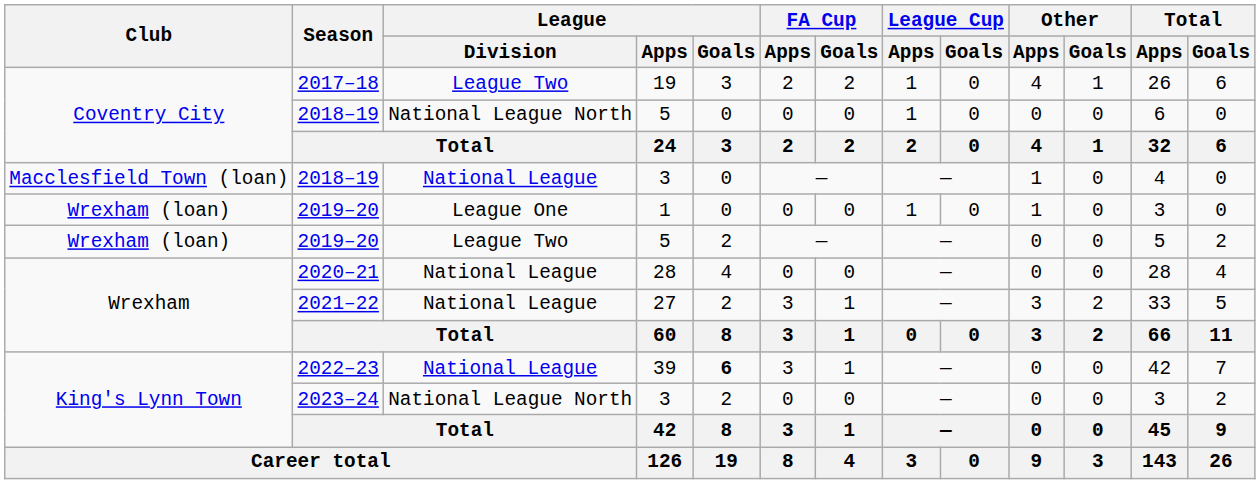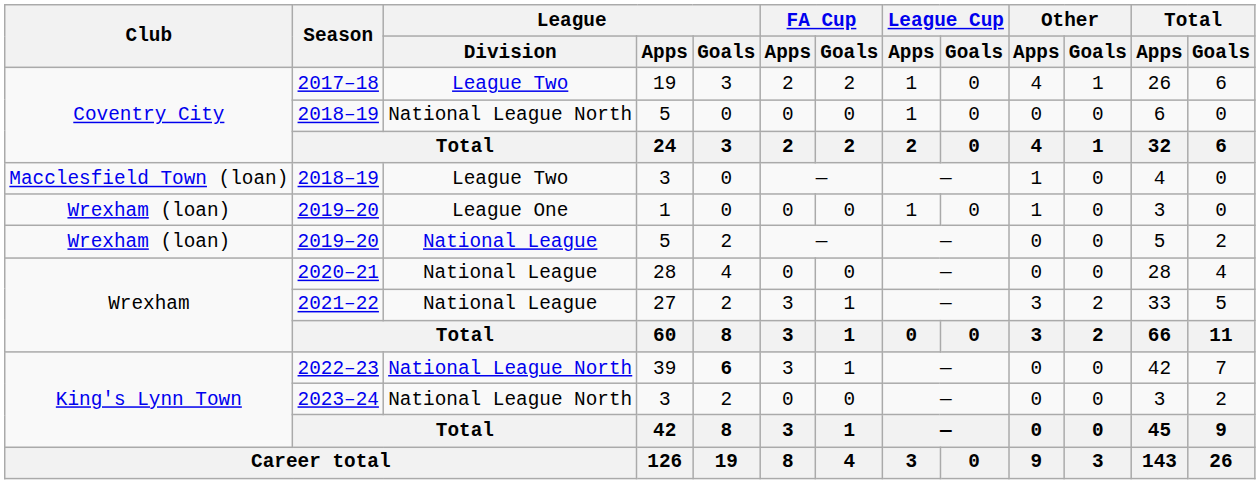(510, 178) National League -> (510, 178) League Two
(510, 242) League Two -> (510, 242) National League
(510, 368) National League -> (510, 368) National League North
